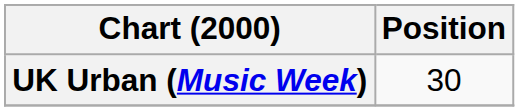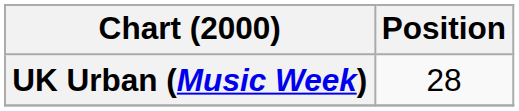(444, 79) 30 -> (444, 79) 28
